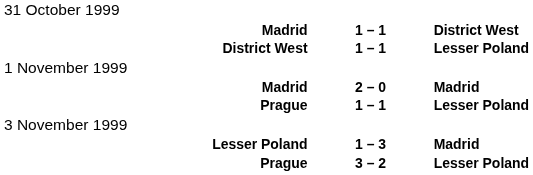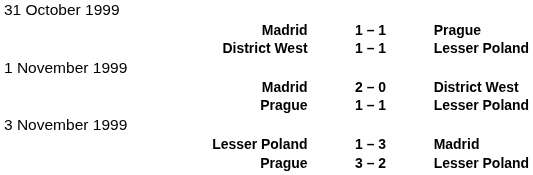(476, 30) District West -> (457, 30) Prague
(457, 87) Madrid -> (476, 87) District West
